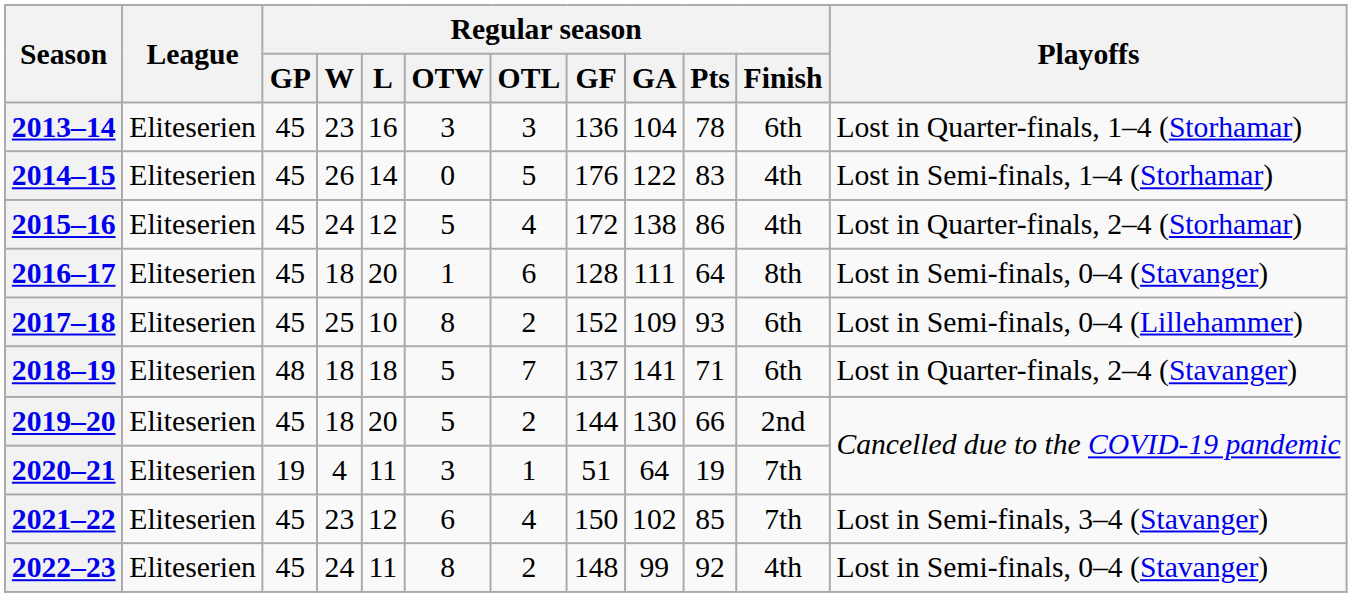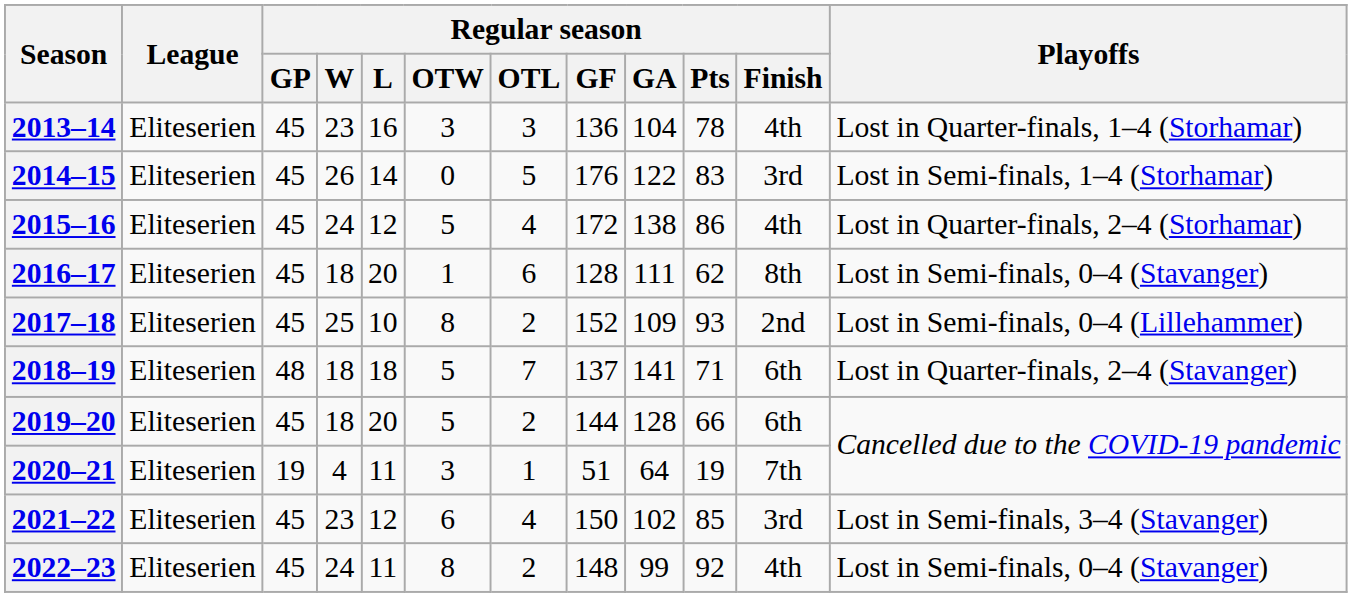(783, 126) 6th -> (783, 126) 4th
(783, 175) 4th -> (783, 175) 3rd
(710, 273) 64 -> (710, 273) 62
(783, 322) 6th -> (783, 322) 2nd
(654, 420) 130 -> (654, 420) 128
(783, 420) 2nd -> (783, 420) 6th
(783, 517) 7th -> (783, 517) 3rd
